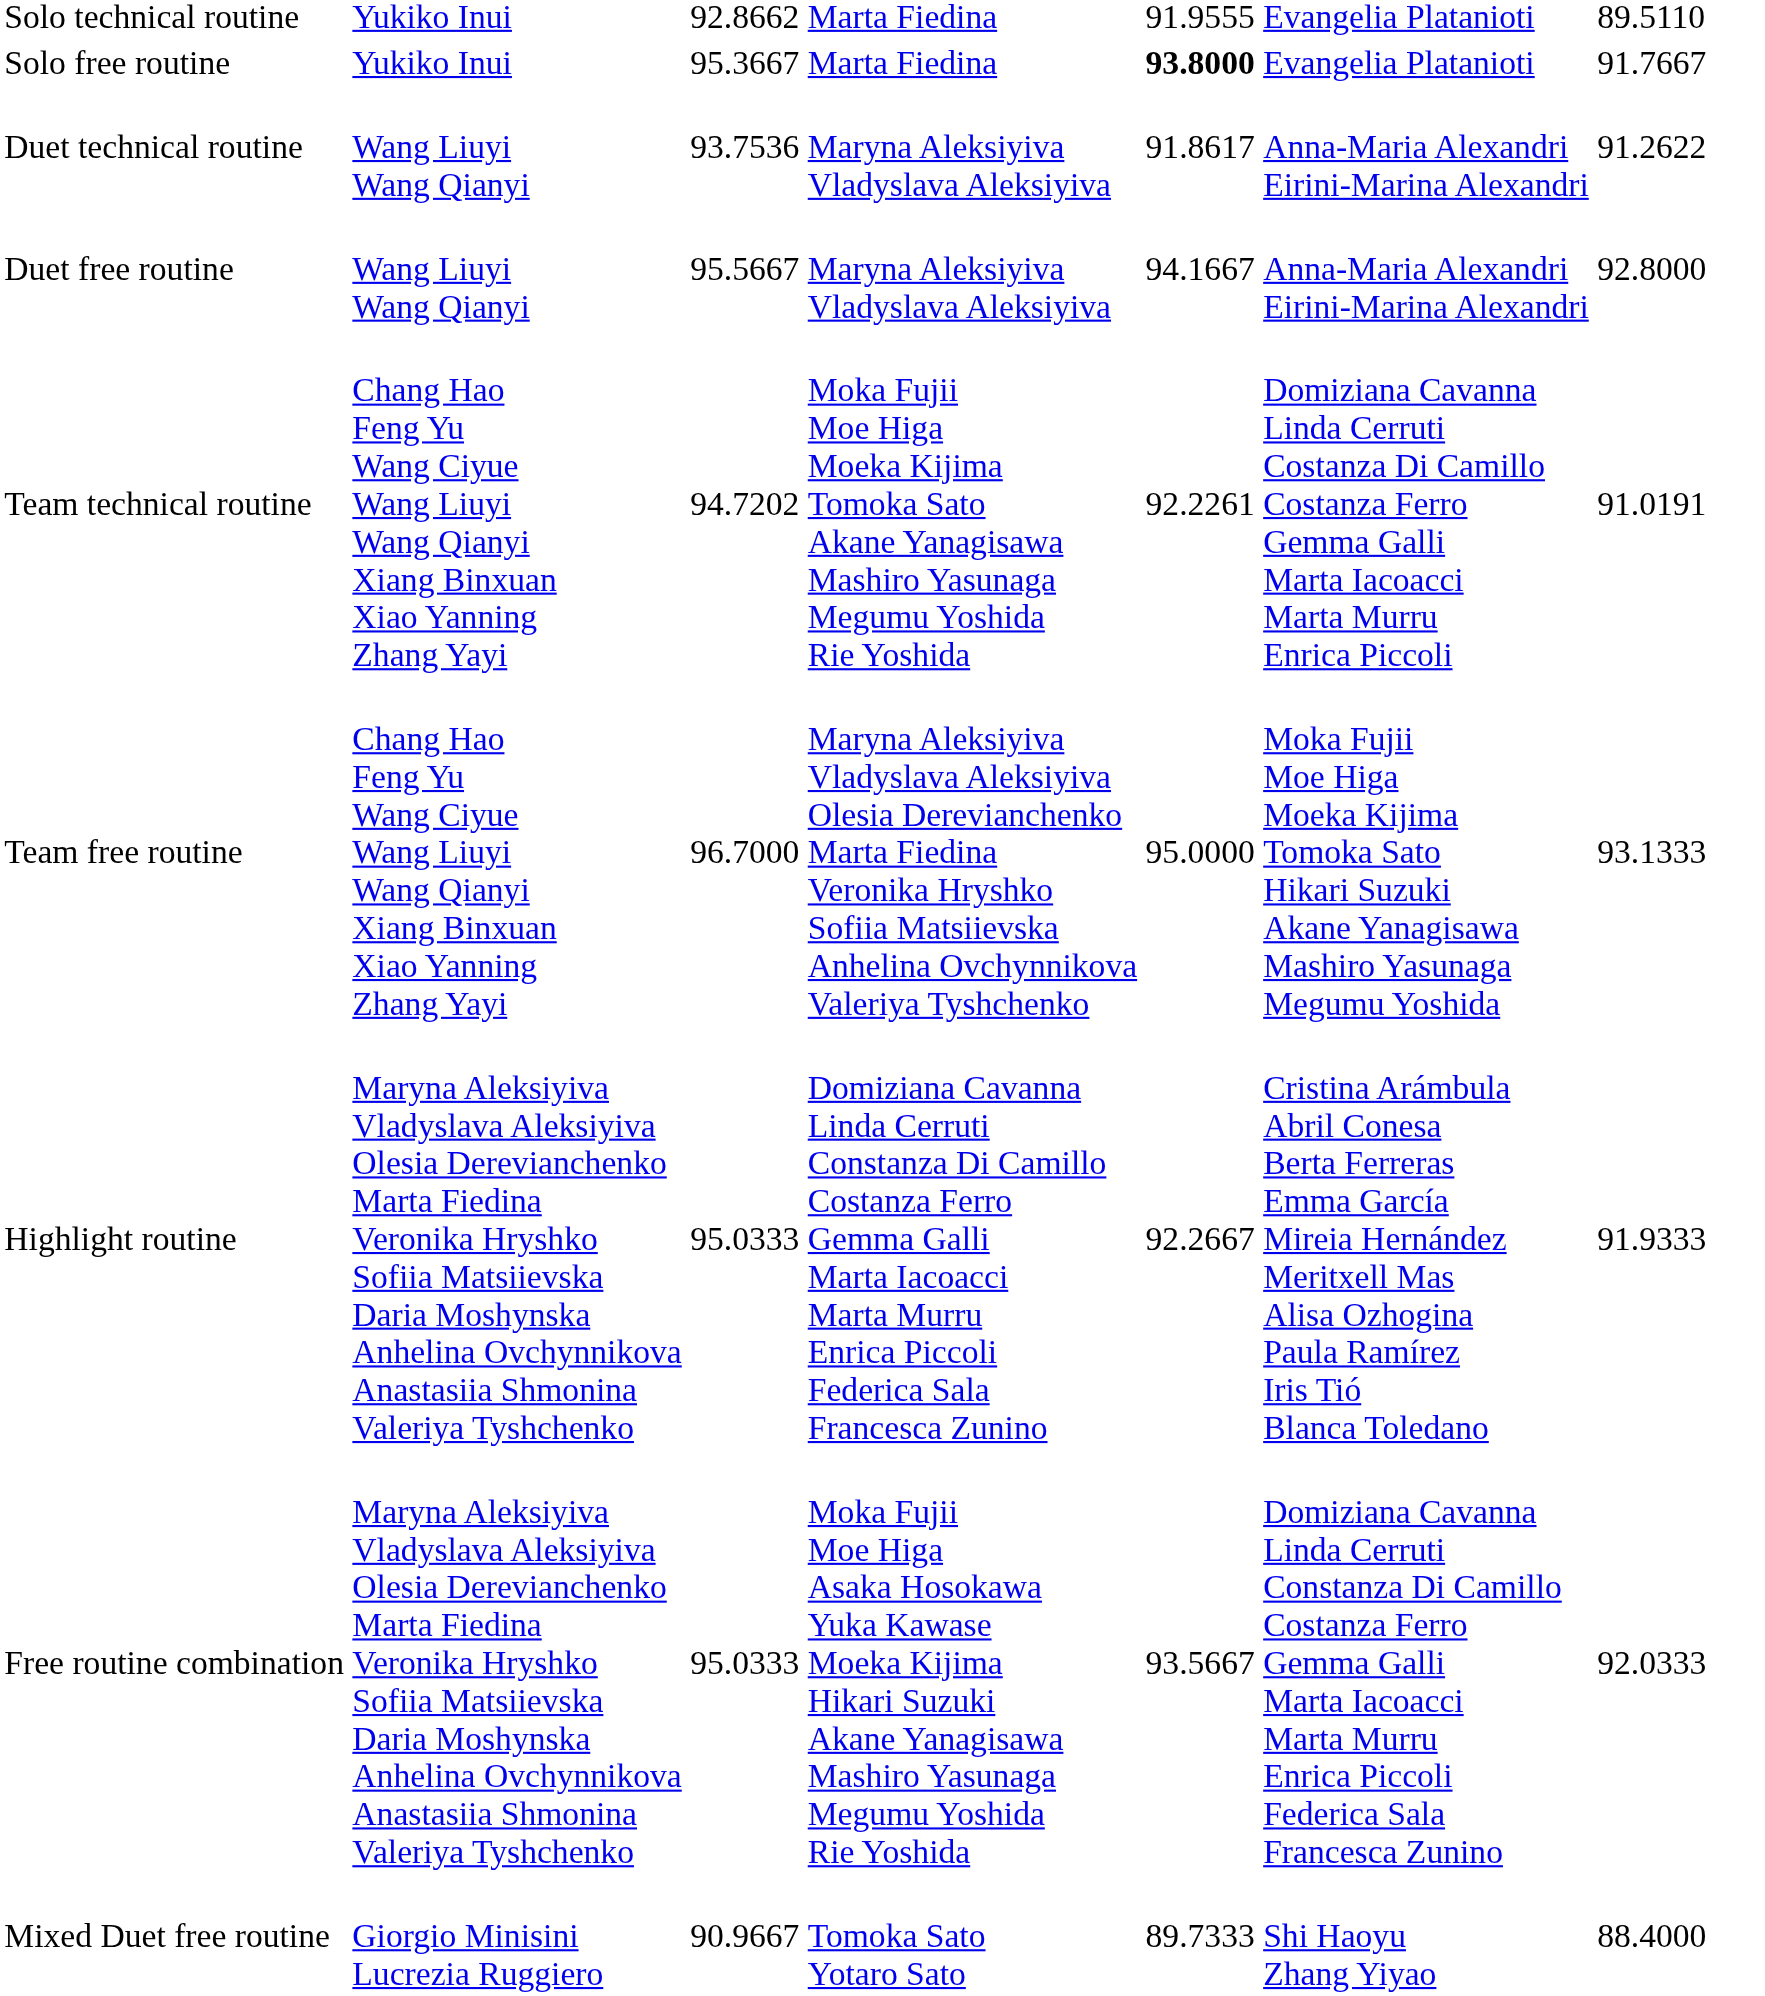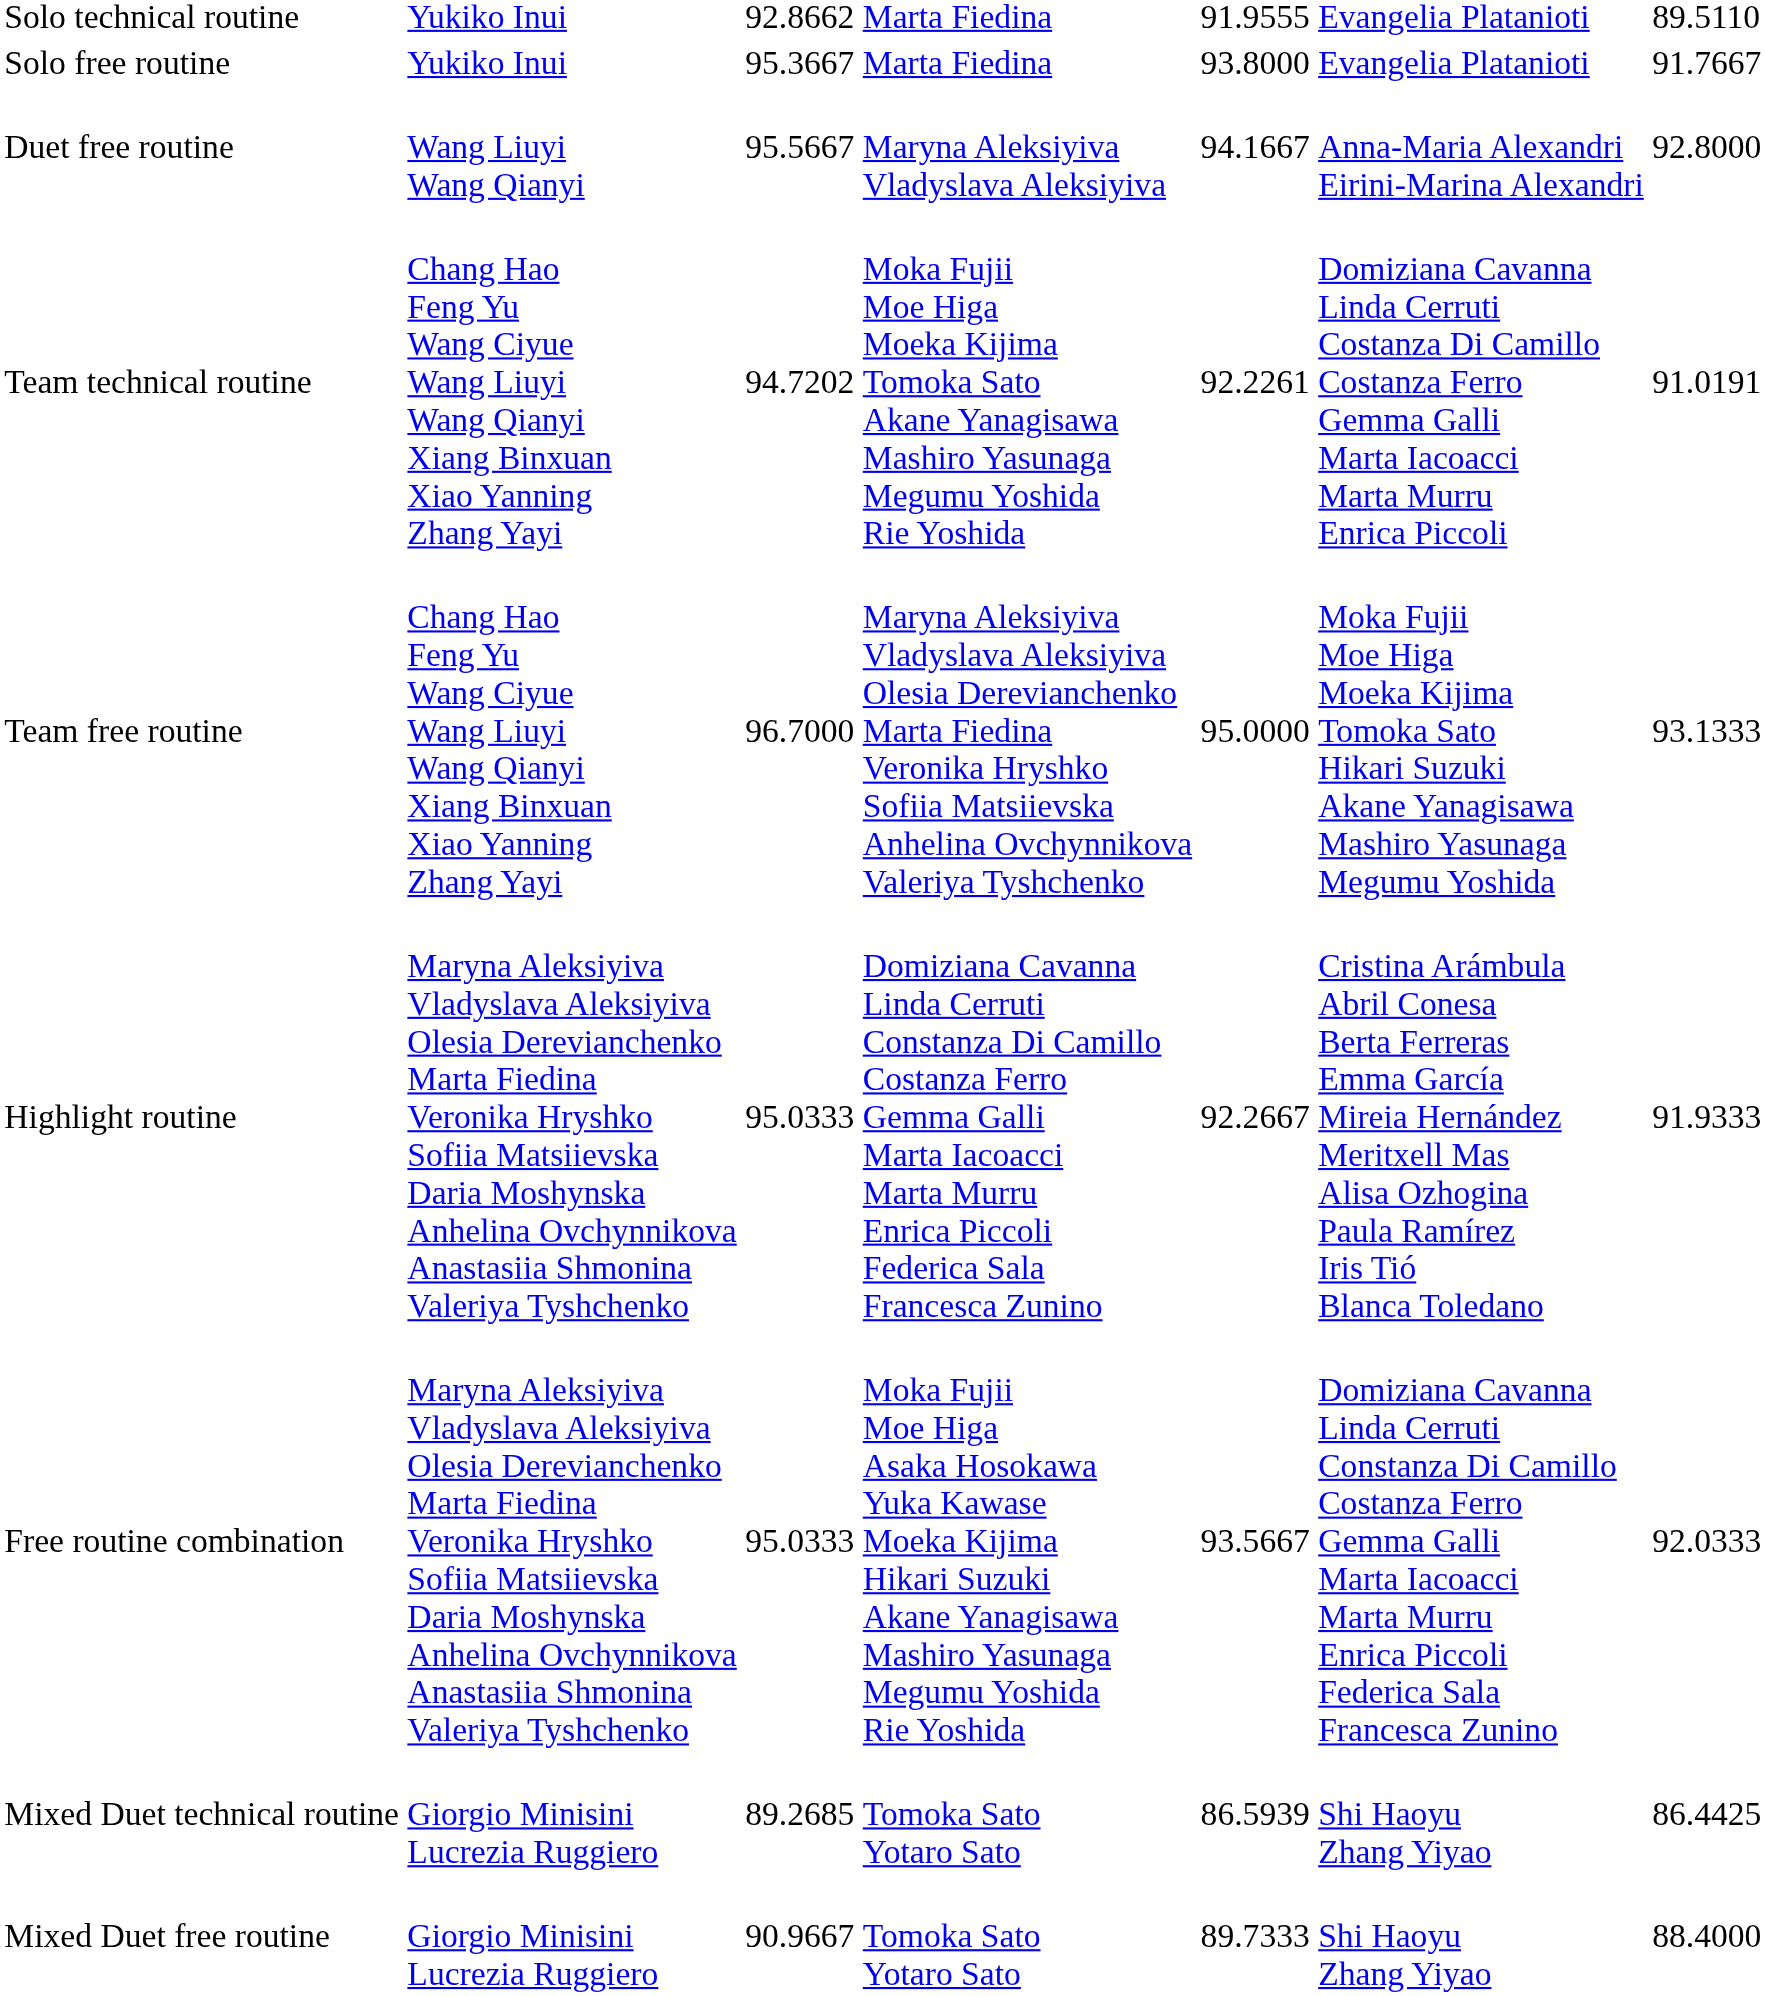(1200, 62) bold -> (1255, 62) normal
- row: (154, 146)
+ row: (202, 1814)
